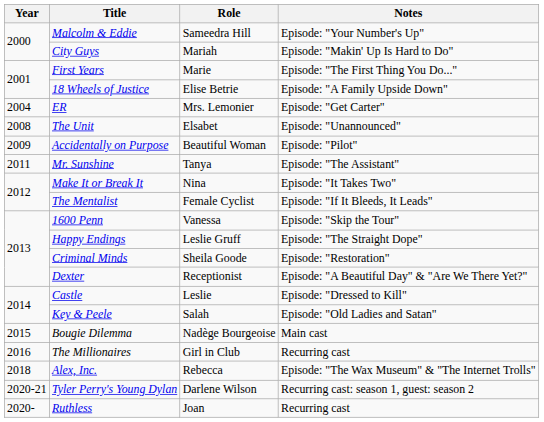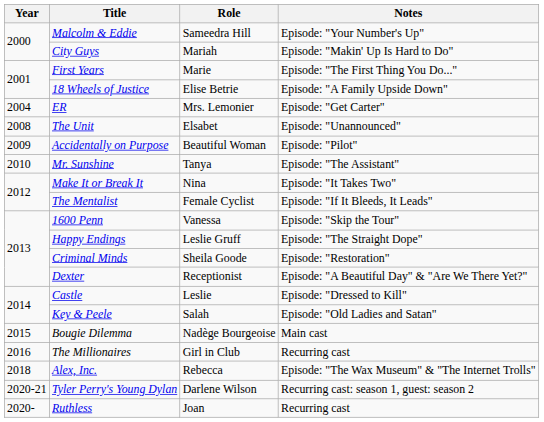(19, 164) 2011 -> (19, 164) 2010
